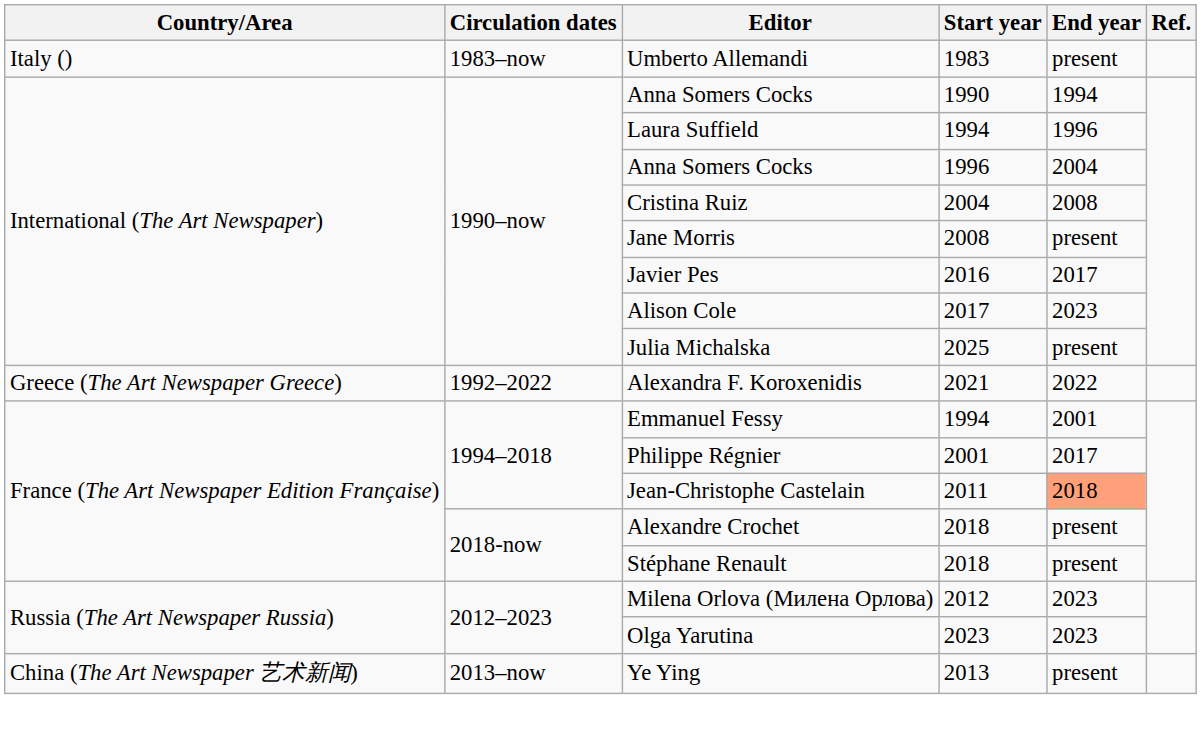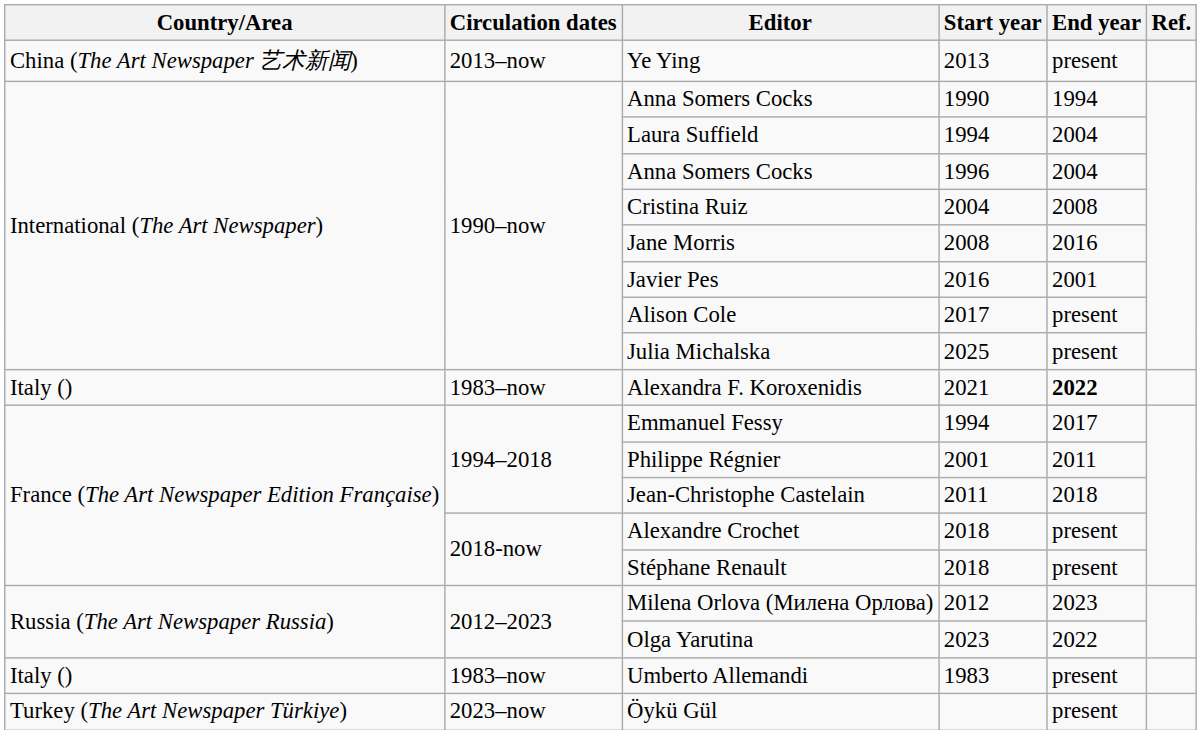rows swapped: (718, 58) <-> (664, 673)
(1075, 130) 1996 -> (1075, 134) 2004
(1085, 238) present -> (1075, 242) 2016
(1075, 274) 2017 -> (1075, 279) 2001
(1075, 310) 2023 -> (1085, 315) present
(176, 382) Greece (The Art Newspaper Greece) -> (41, 387) Italy ()
(501, 382) 1992–2022 -> (498, 387) 1983–now
(1075, 382) normal -> (1075, 387) bold
(1075, 418) 2001 -> (1075, 423) 2017
(1075, 454) 2017 -> (1074, 459) 2011
(1075, 490) lightsalmon background -> (1075, 495) no background
(1075, 635) 2023 -> (1075, 639) 2022
+ row: (672, 711)
